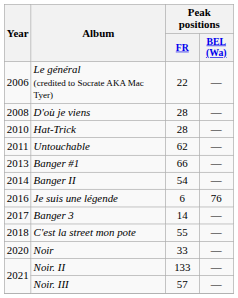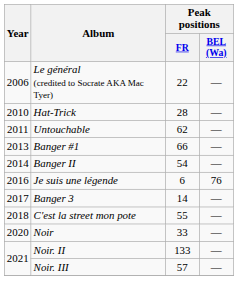- row: (62, 112)
